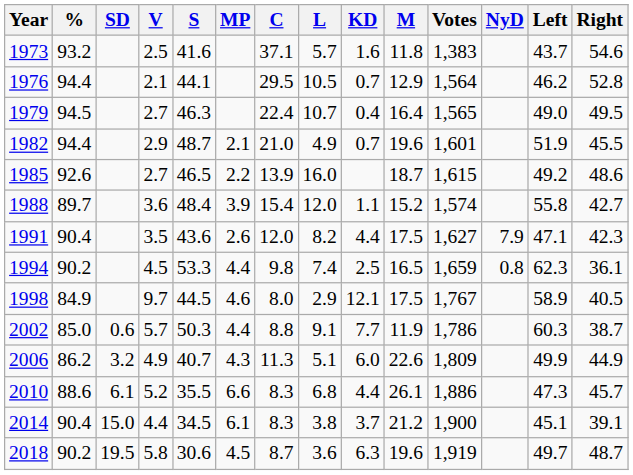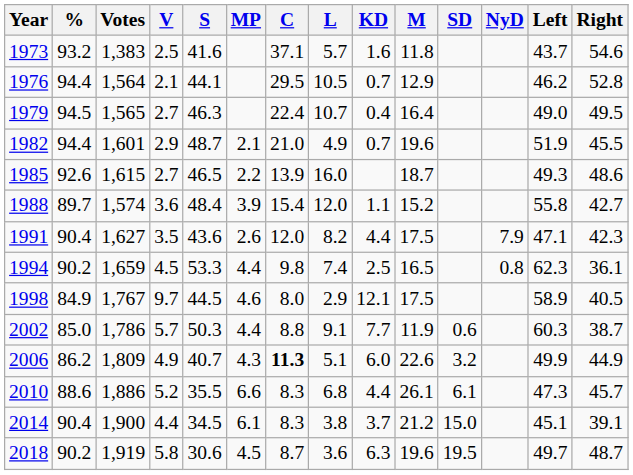columns swapped: (454, 19) <-> (117, 19)
(550, 174) 49.2 -> (550, 174) 49.3
(277, 360) normal -> (288, 360) bold
